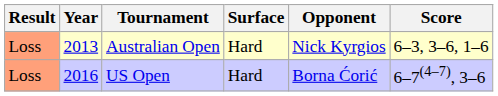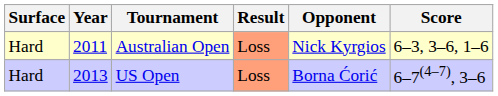columns swapped: (32, 18) <-> (256, 18)
(81, 45) 2013 -> (90, 45) 2011
(81, 75) 2016 -> (90, 75) 2013
